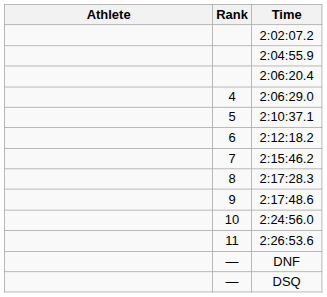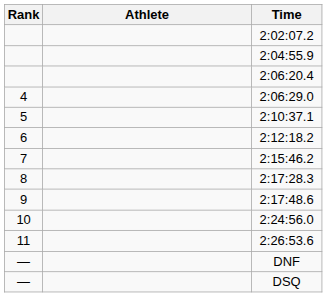columns swapped: (232, 14) <-> (109, 14)
